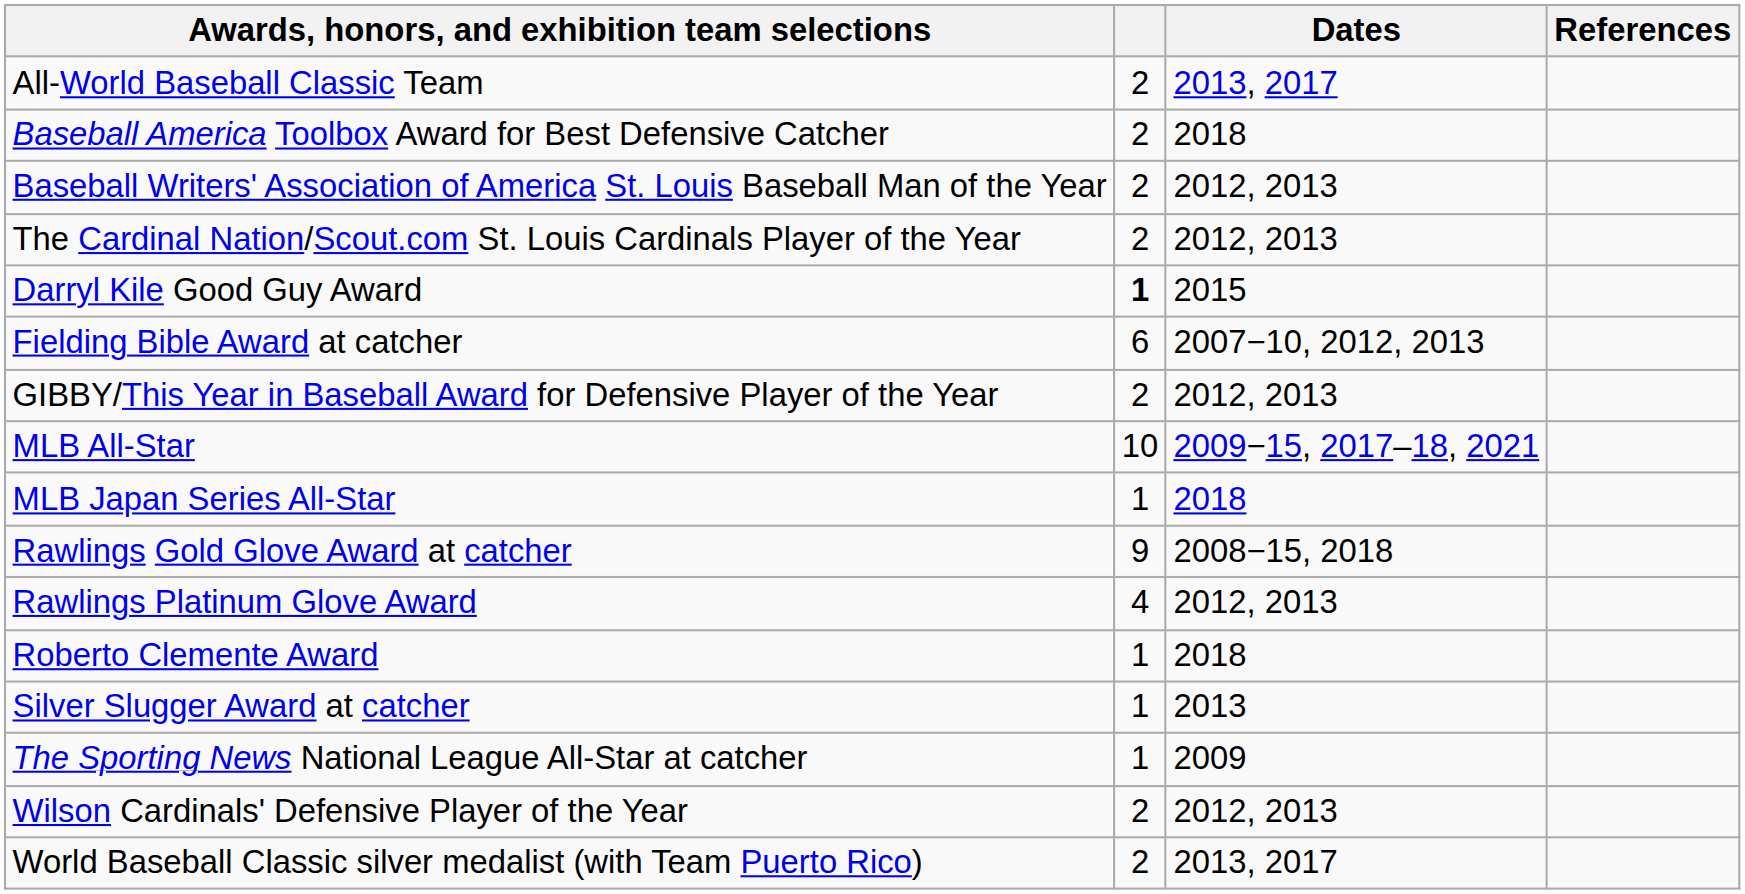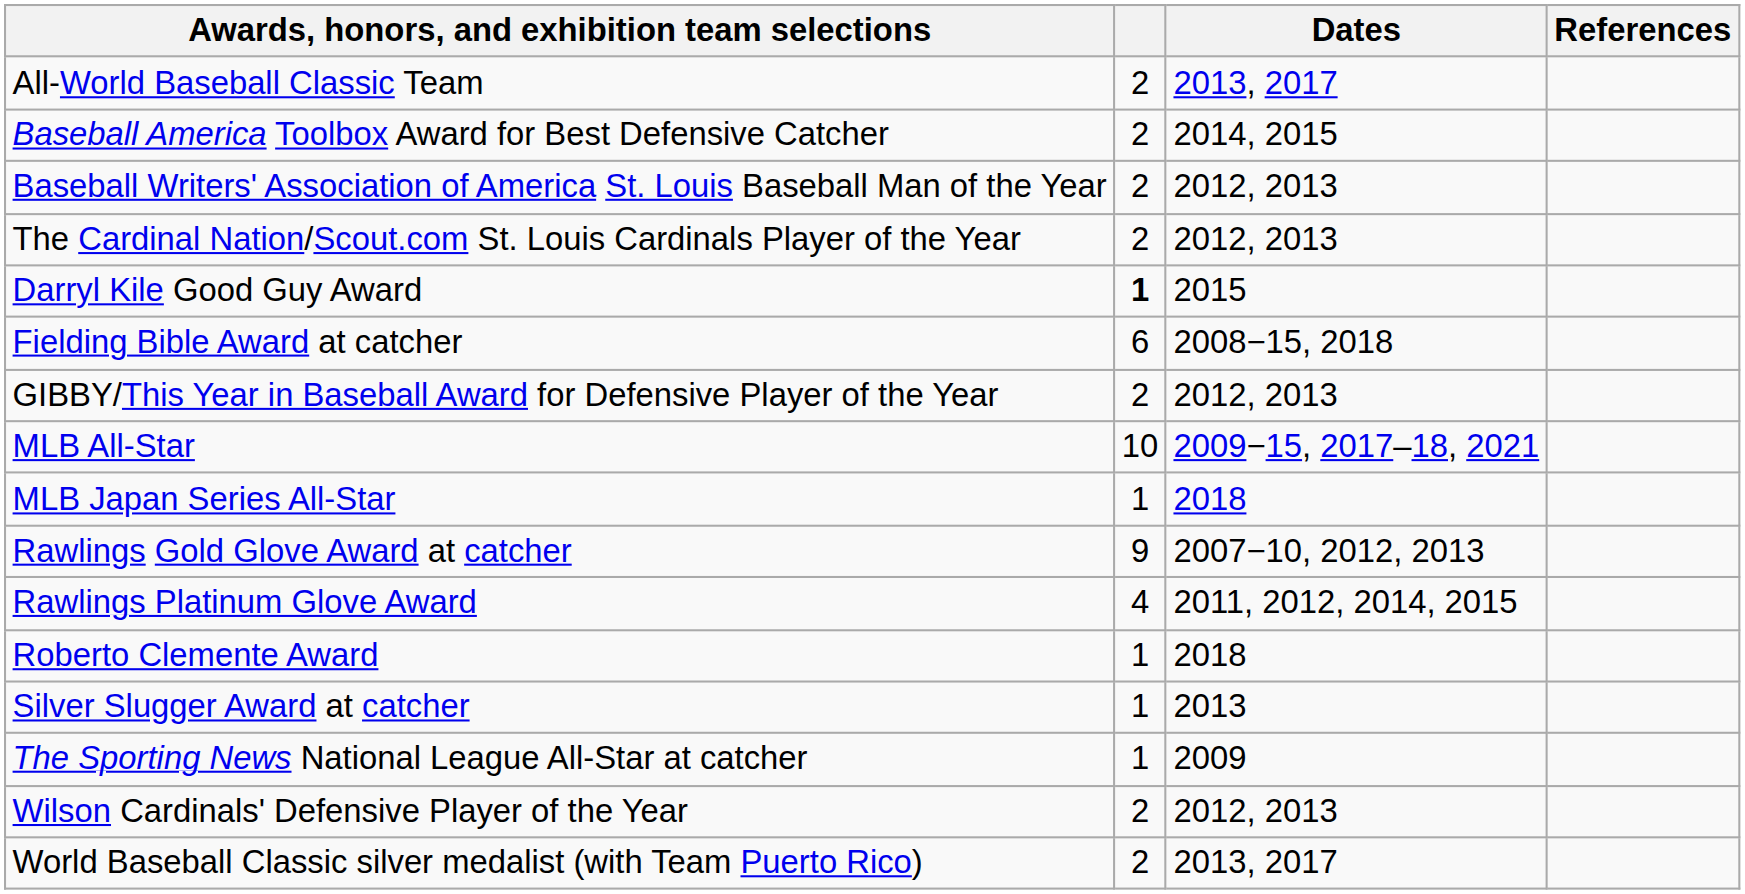(1210, 134) 2018 -> (1256, 134) 2014, 2015
(1329, 342) 2007−10, 2012, 2013 -> (1283, 342) 2008−15, 2018
(1283, 550) 2008−15, 2018 -> (1329, 550) 2007−10, 2012, 2013
(1256, 602) 2012, 2013 -> (1346, 602) 2011, 2012, 2014, 2015
